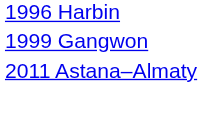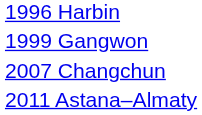+ row: (85, 70)
